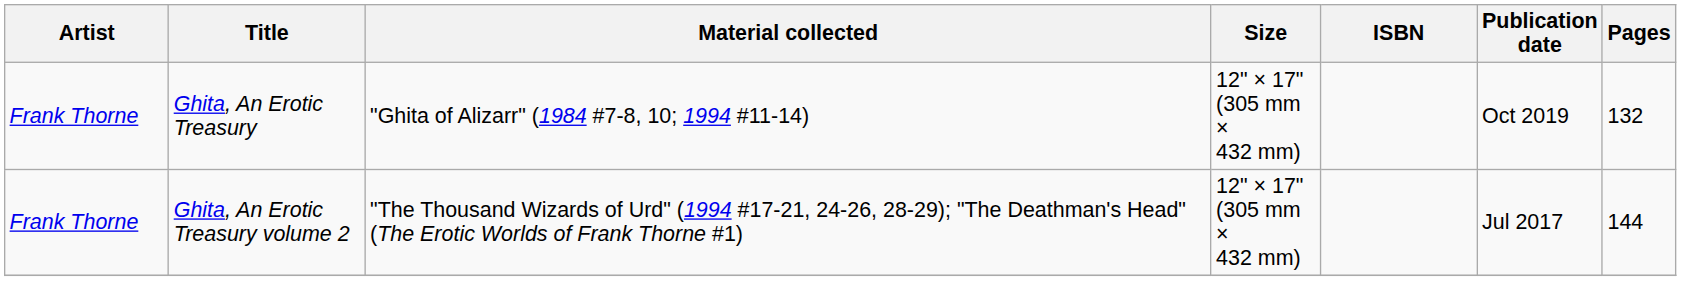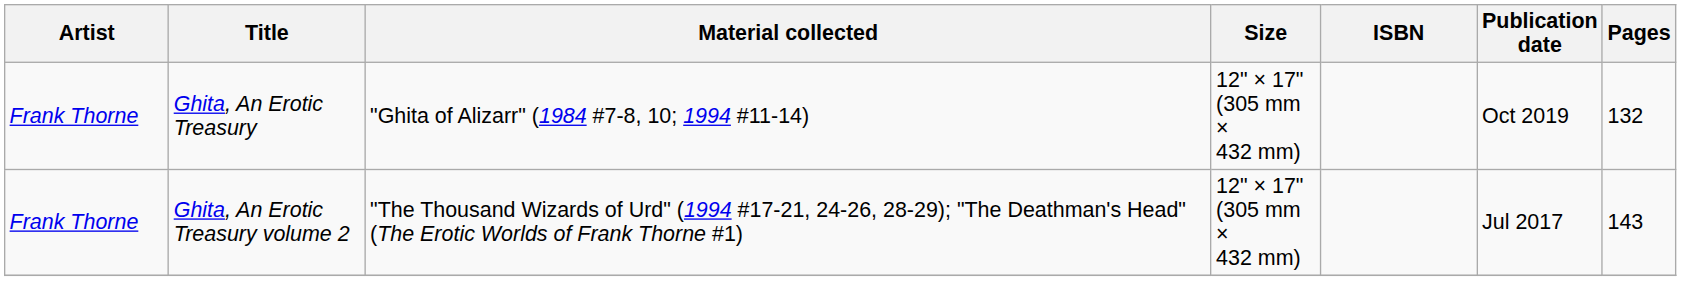(1625, 222) 144 -> (1625, 222) 143
